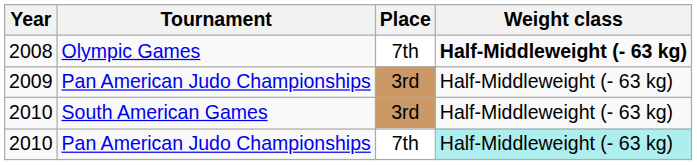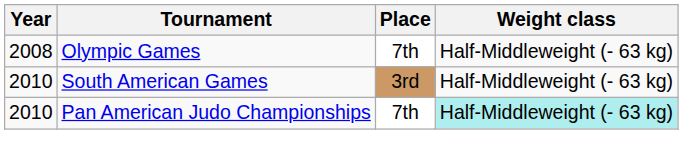(563, 50) bold -> (556, 50) normal
- row: (31, 81)
